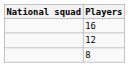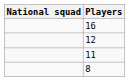+ row: (90, 55)
